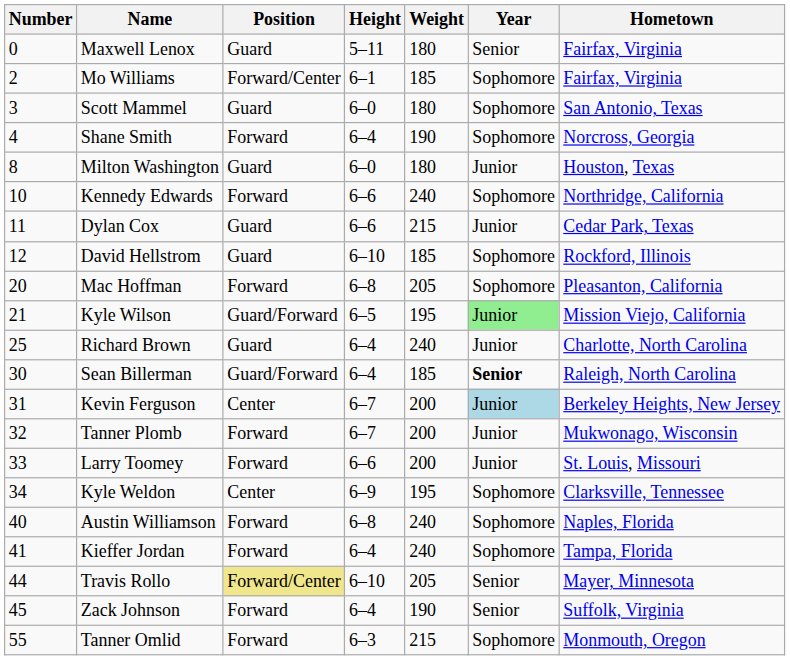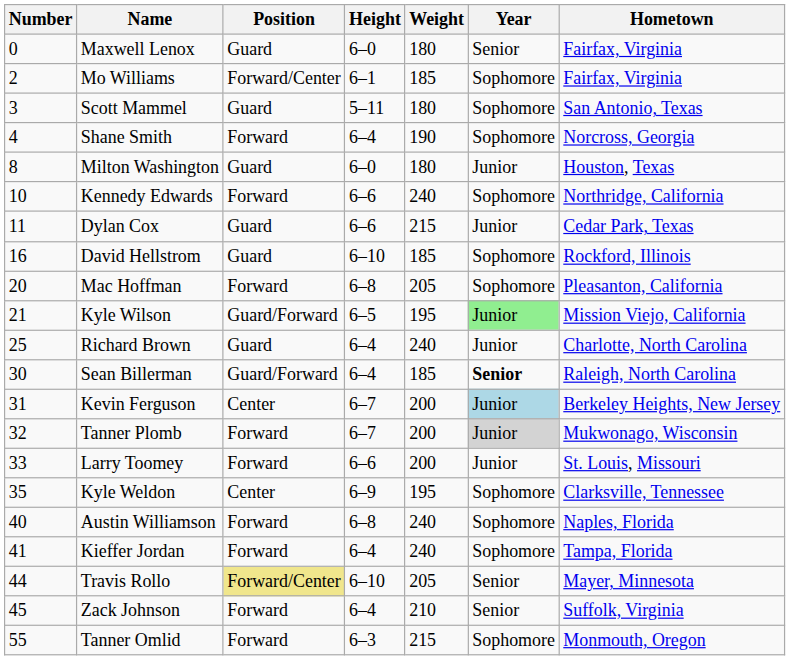(367, 49) 5–11 -> (363, 49) 6–0
(363, 108) 6–0 -> (367, 108) 5–11
(18, 256) 12 -> (18, 256) 16
(495, 433) no background -> (495, 433) lightgrey background
(18, 492) 34 -> (18, 492) 35
(423, 610) 190 -> (423, 610) 210
